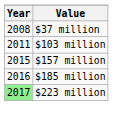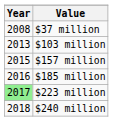(19, 45) 2011 -> (19, 45) 2013
+ row: (70, 108)
